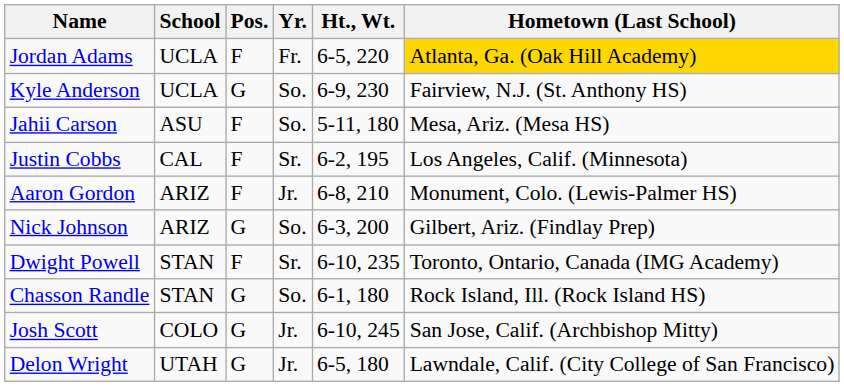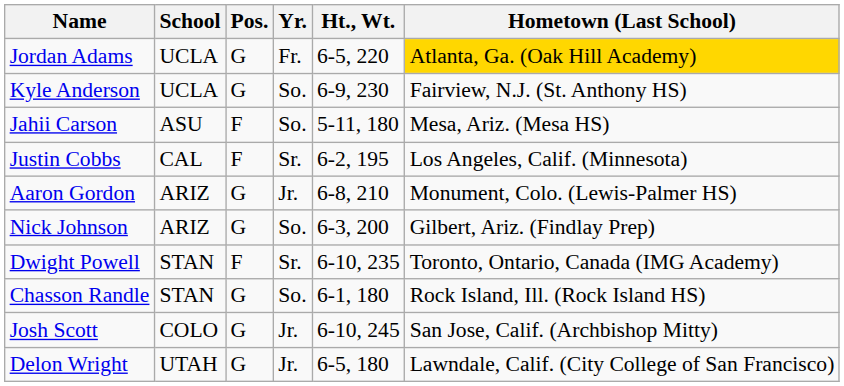(237, 55) F -> (238, 55) G
(237, 192) F -> (238, 192) G
